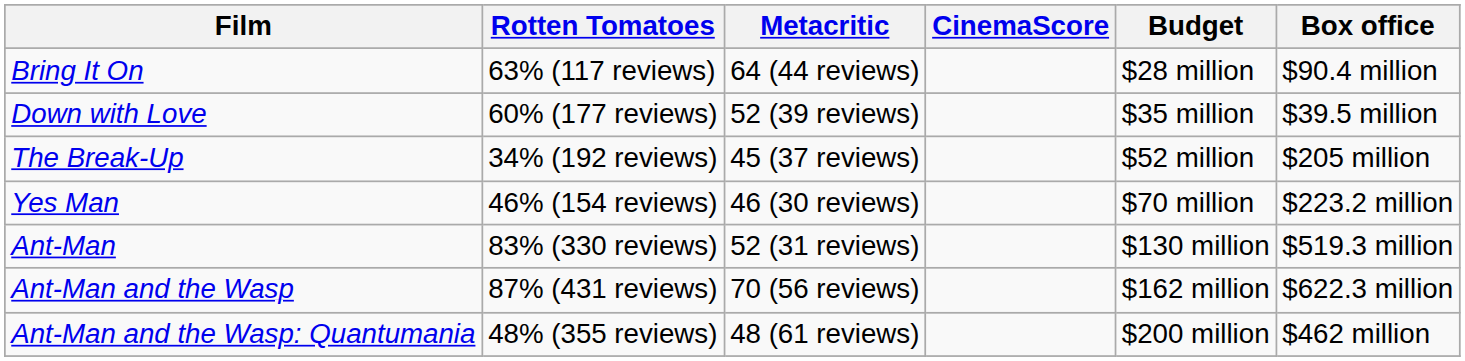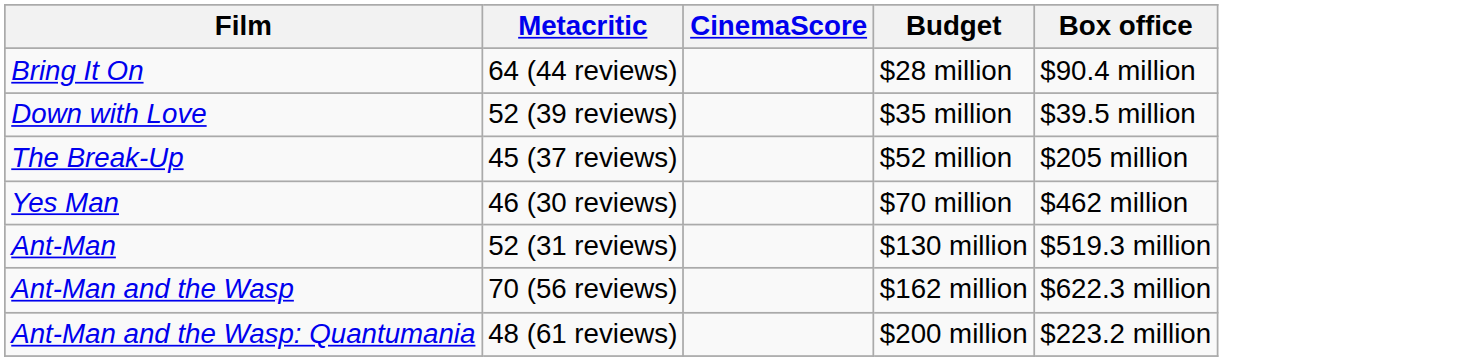- column: (603, 26)
(1368, 202) $223.2 million -> (1114, 202) $462 million
(1356, 333) $462 million -> (1126, 333) $223.2 million
